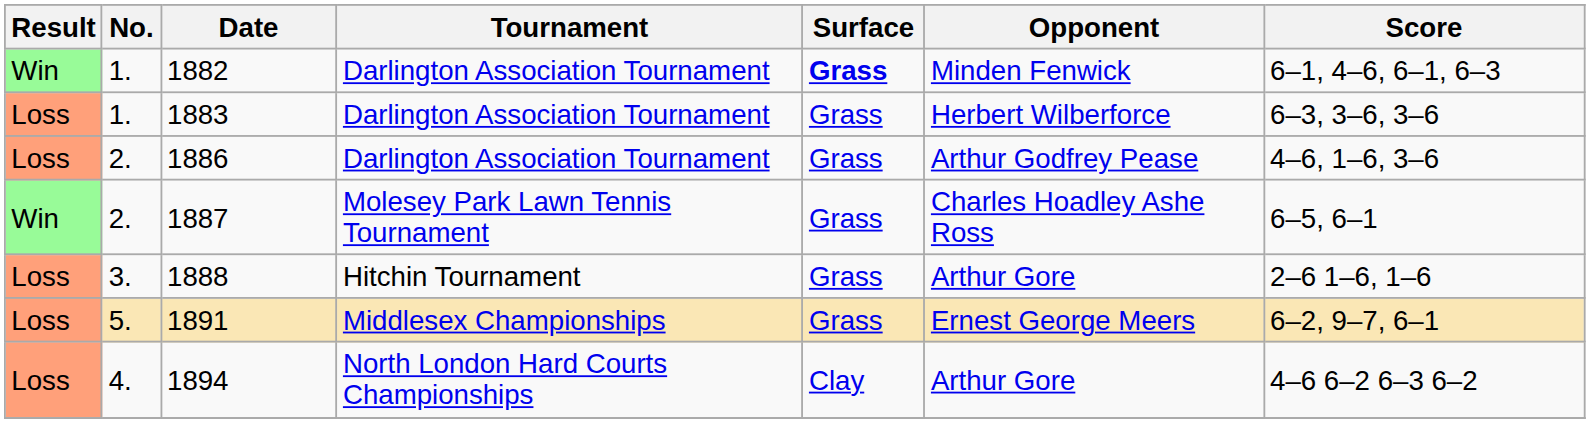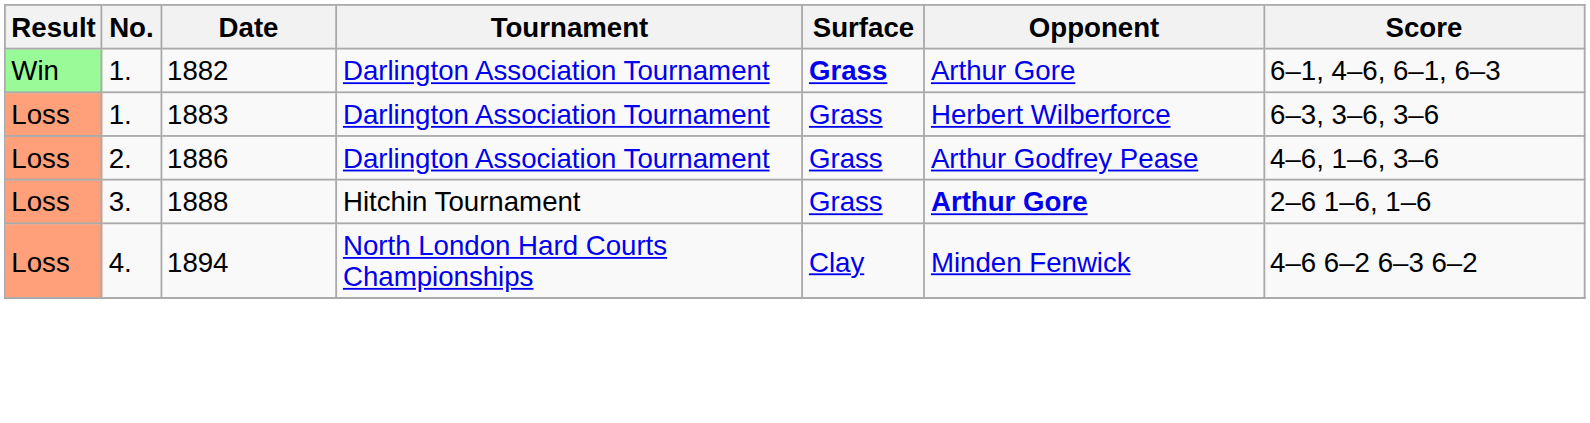(1031, 71) Minden Fenwick -> (1003, 71) Arthur Gore
- row: (198, 218)
(1003, 277) normal -> (1009, 202) bold
- row: (198, 321)
(1003, 380) Arthur Gore -> (1031, 261) Minden Fenwick
